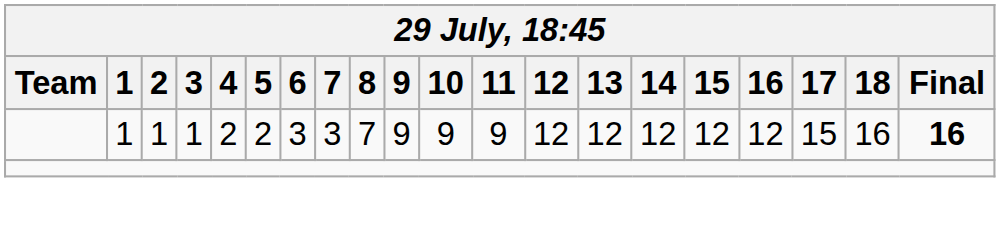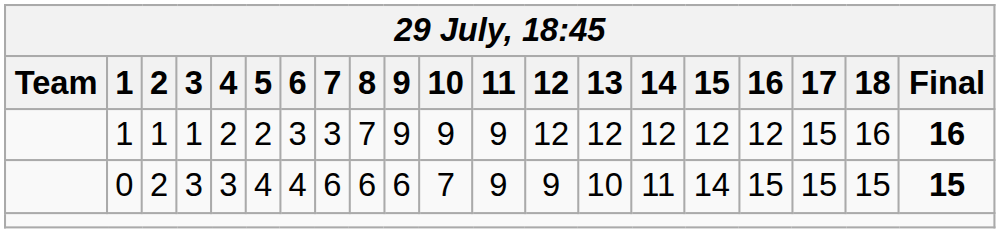+ row: (124, 185)
